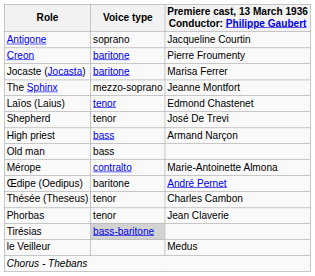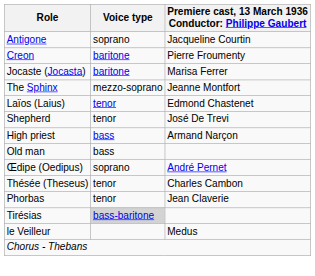- row: (24, 167)
(111, 183) baritone -> (111, 167) soprano
